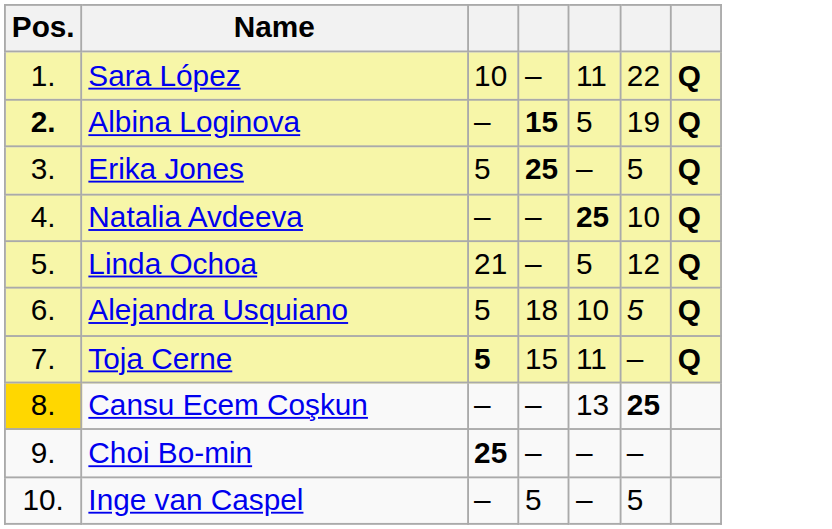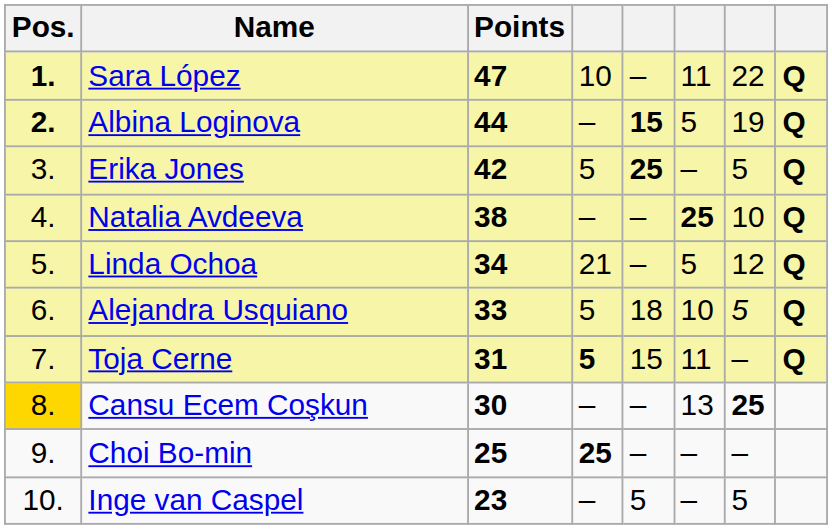+ column: (520, 28)
(43, 75) normal -> (43, 75) bold
